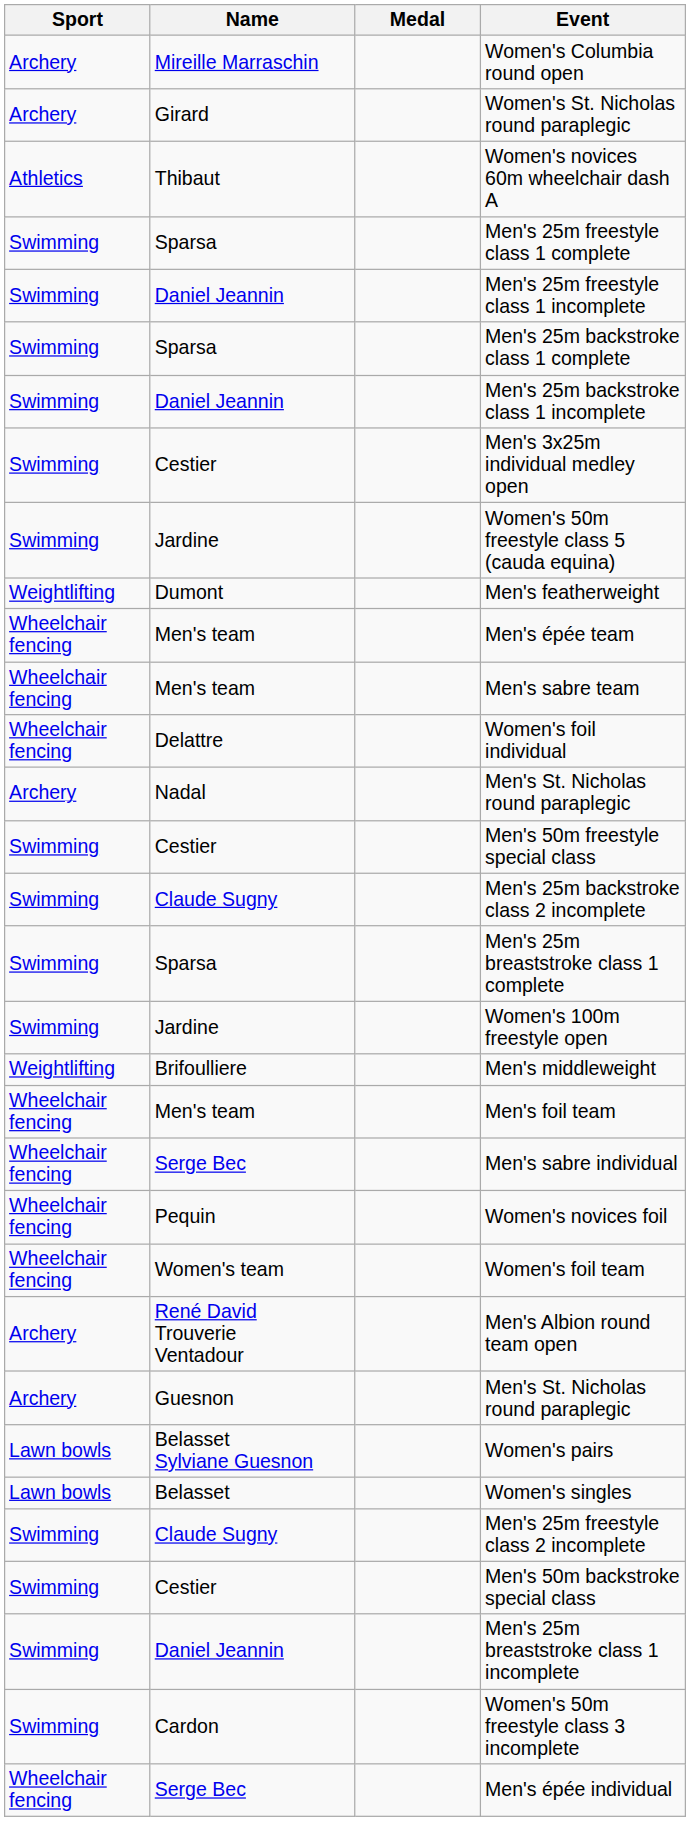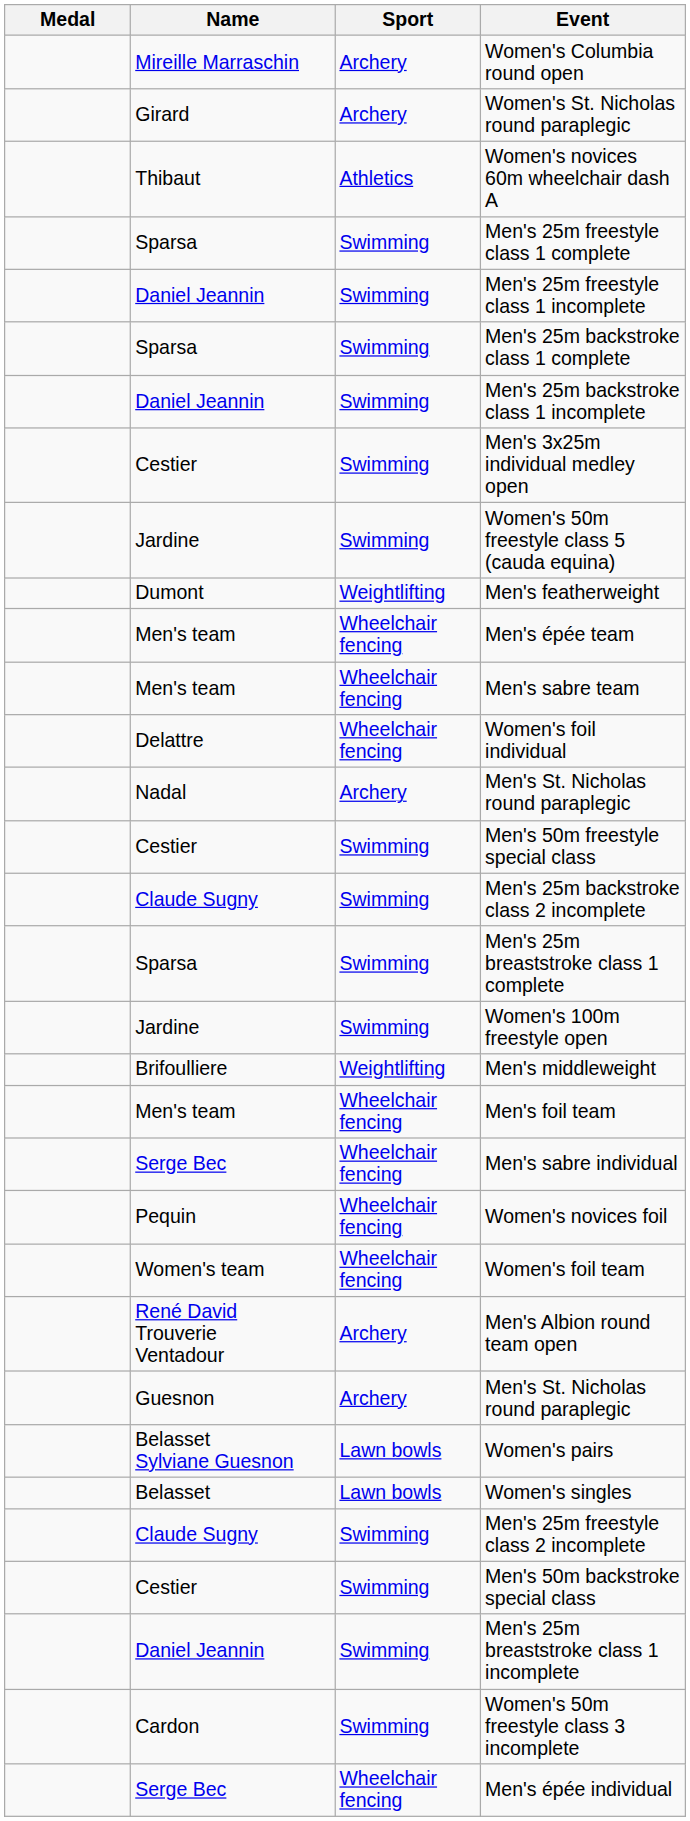columns swapped: (418, 19) <-> (77, 19)
